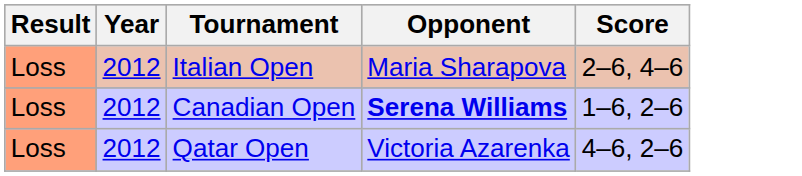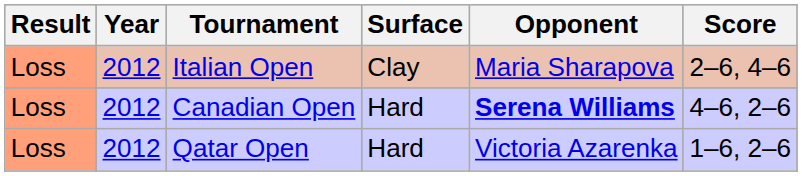+ column: (415, 25)
(633, 107) 1–6, 2–6 -> (740, 107) 4–6, 2–6
(633, 149) 4–6, 2–6 -> (740, 149) 1–6, 2–6
